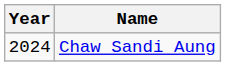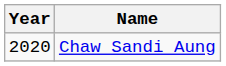(30, 47) 2024 -> (30, 47) 2020
